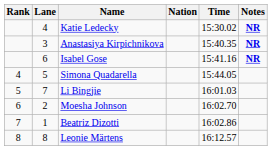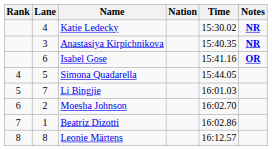(253, 59) NR -> (253, 59) OR
